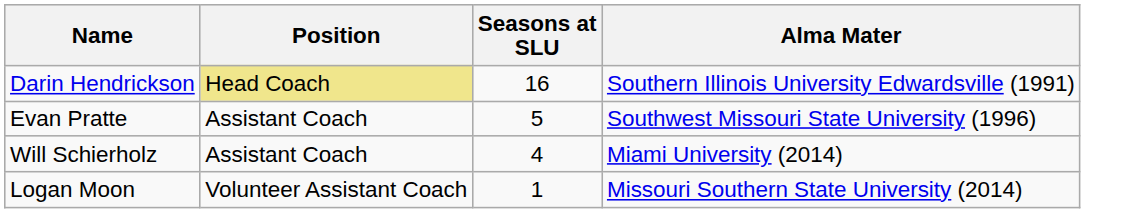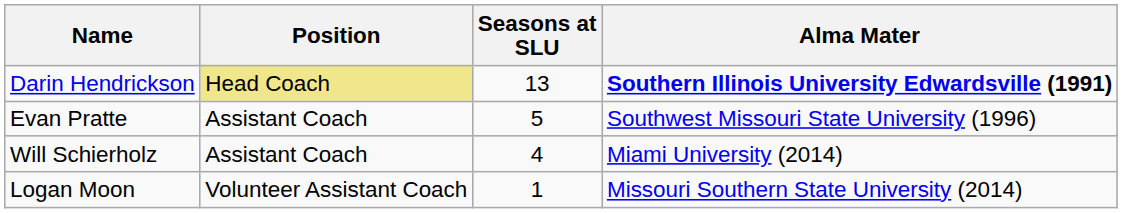(537, 83) 16 -> (537, 83) 13
(841, 83) normal -> (860, 83) bold
